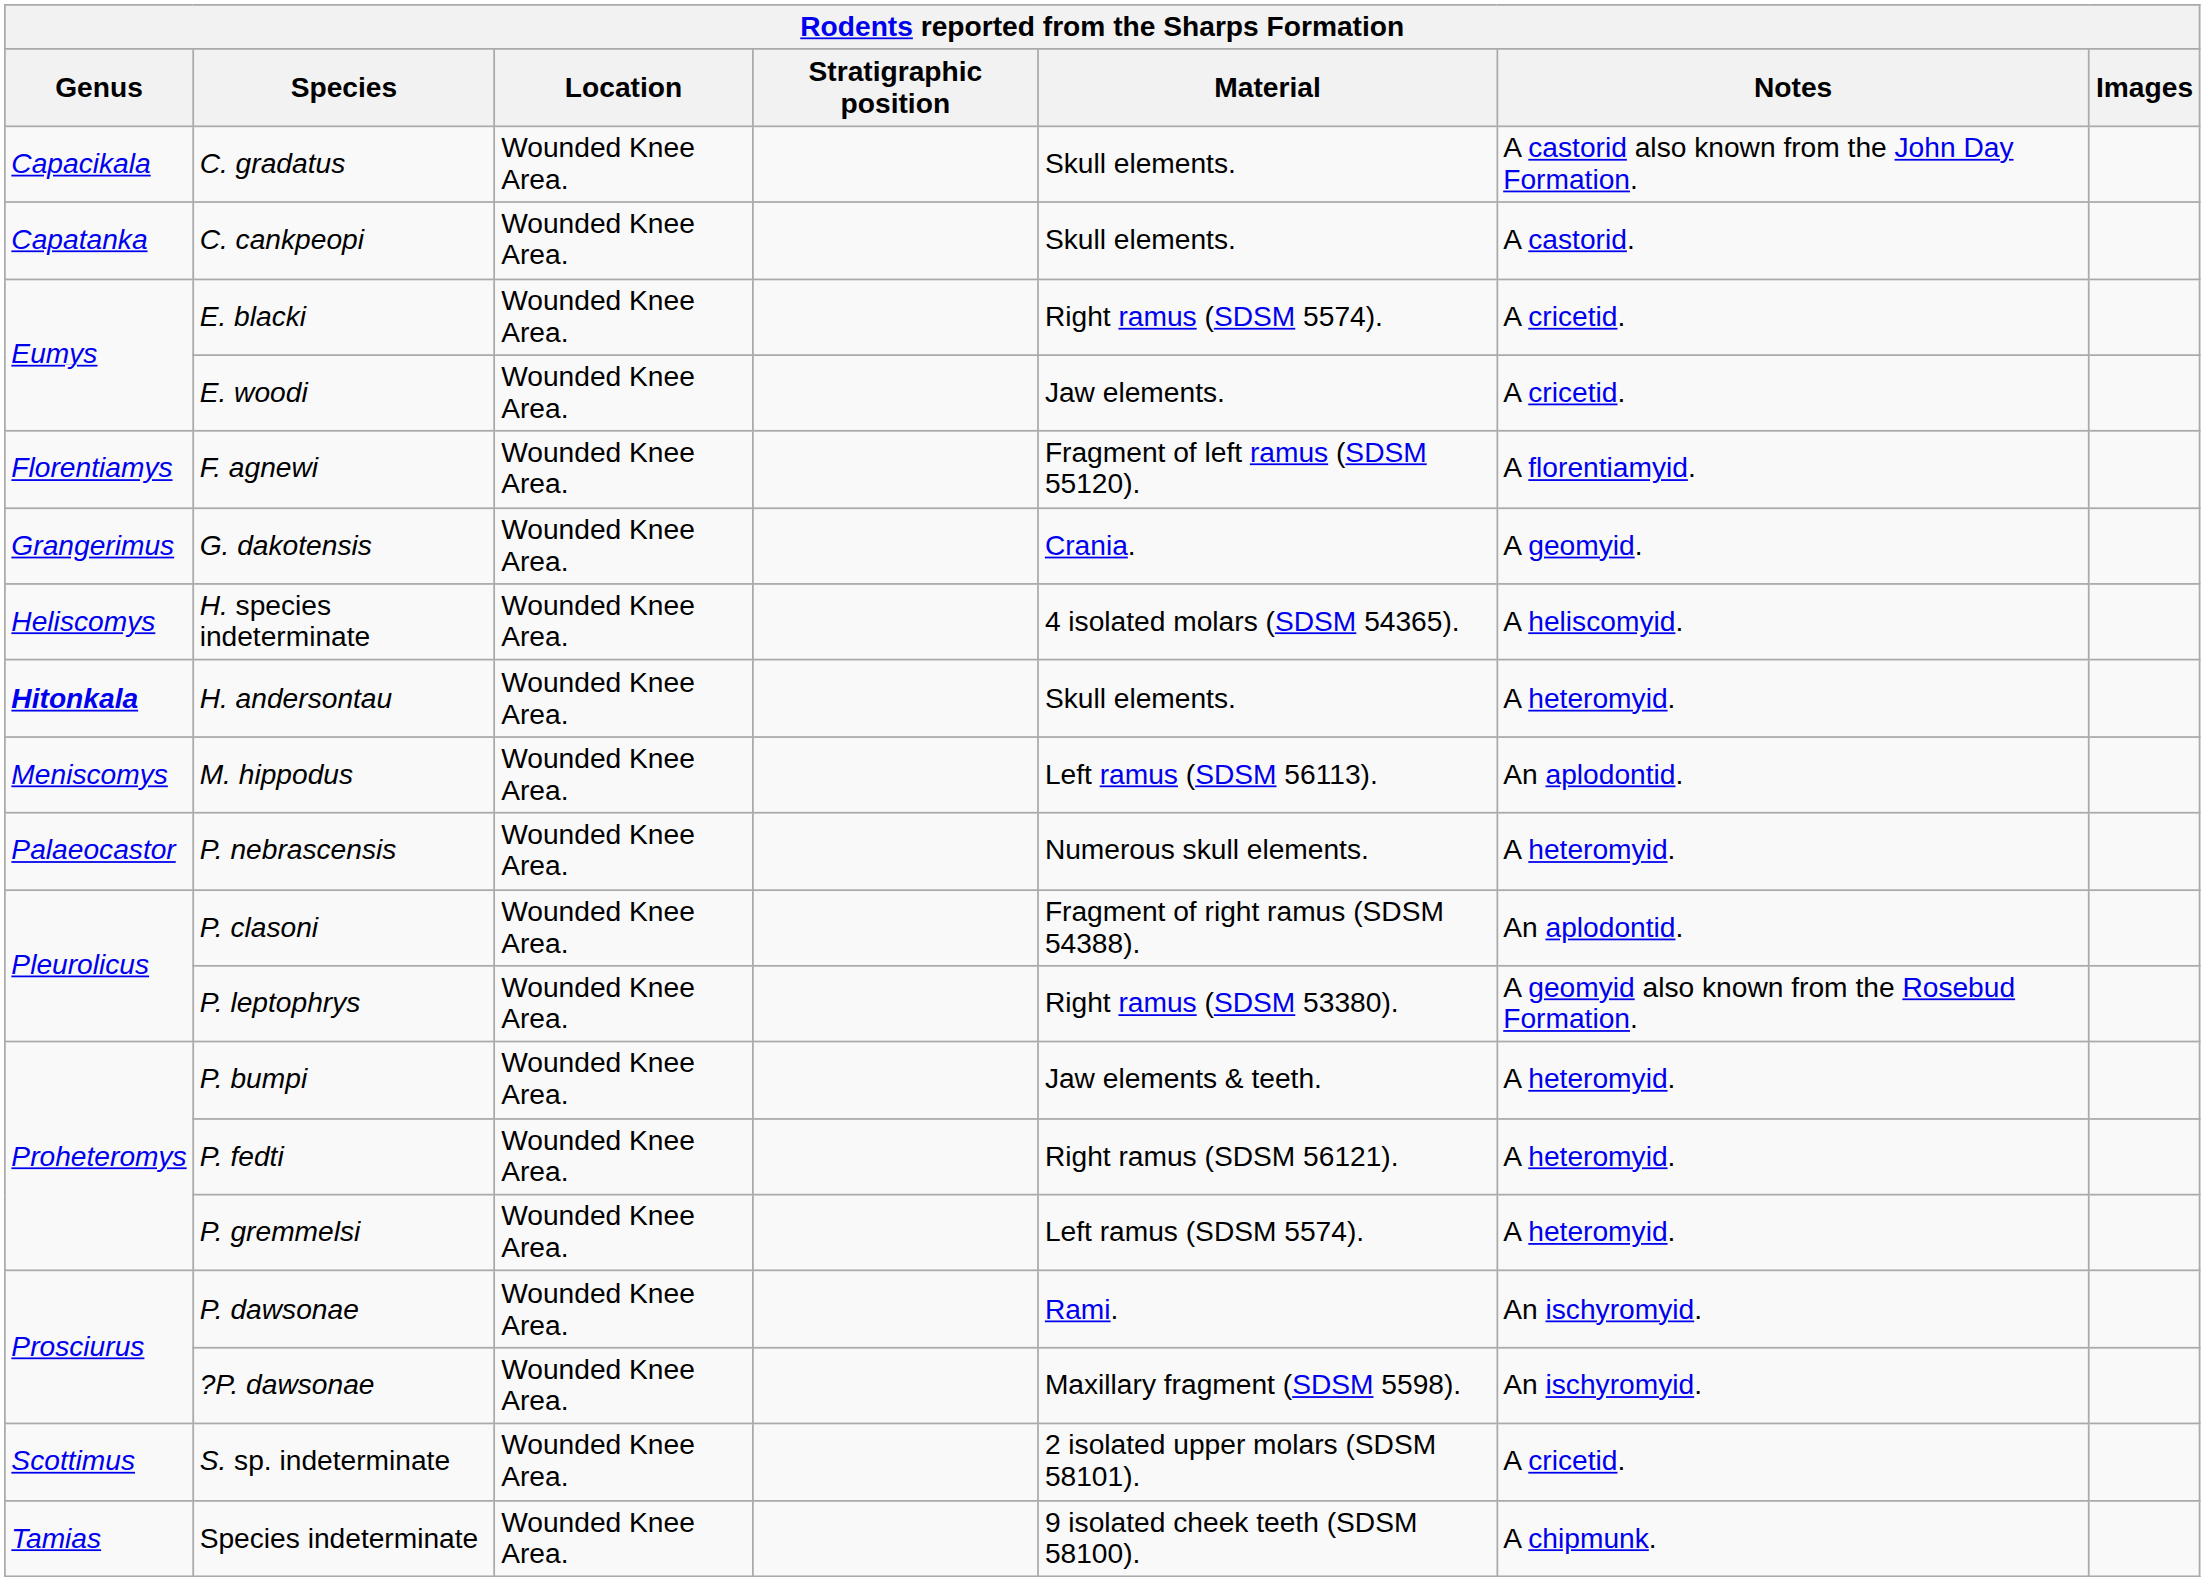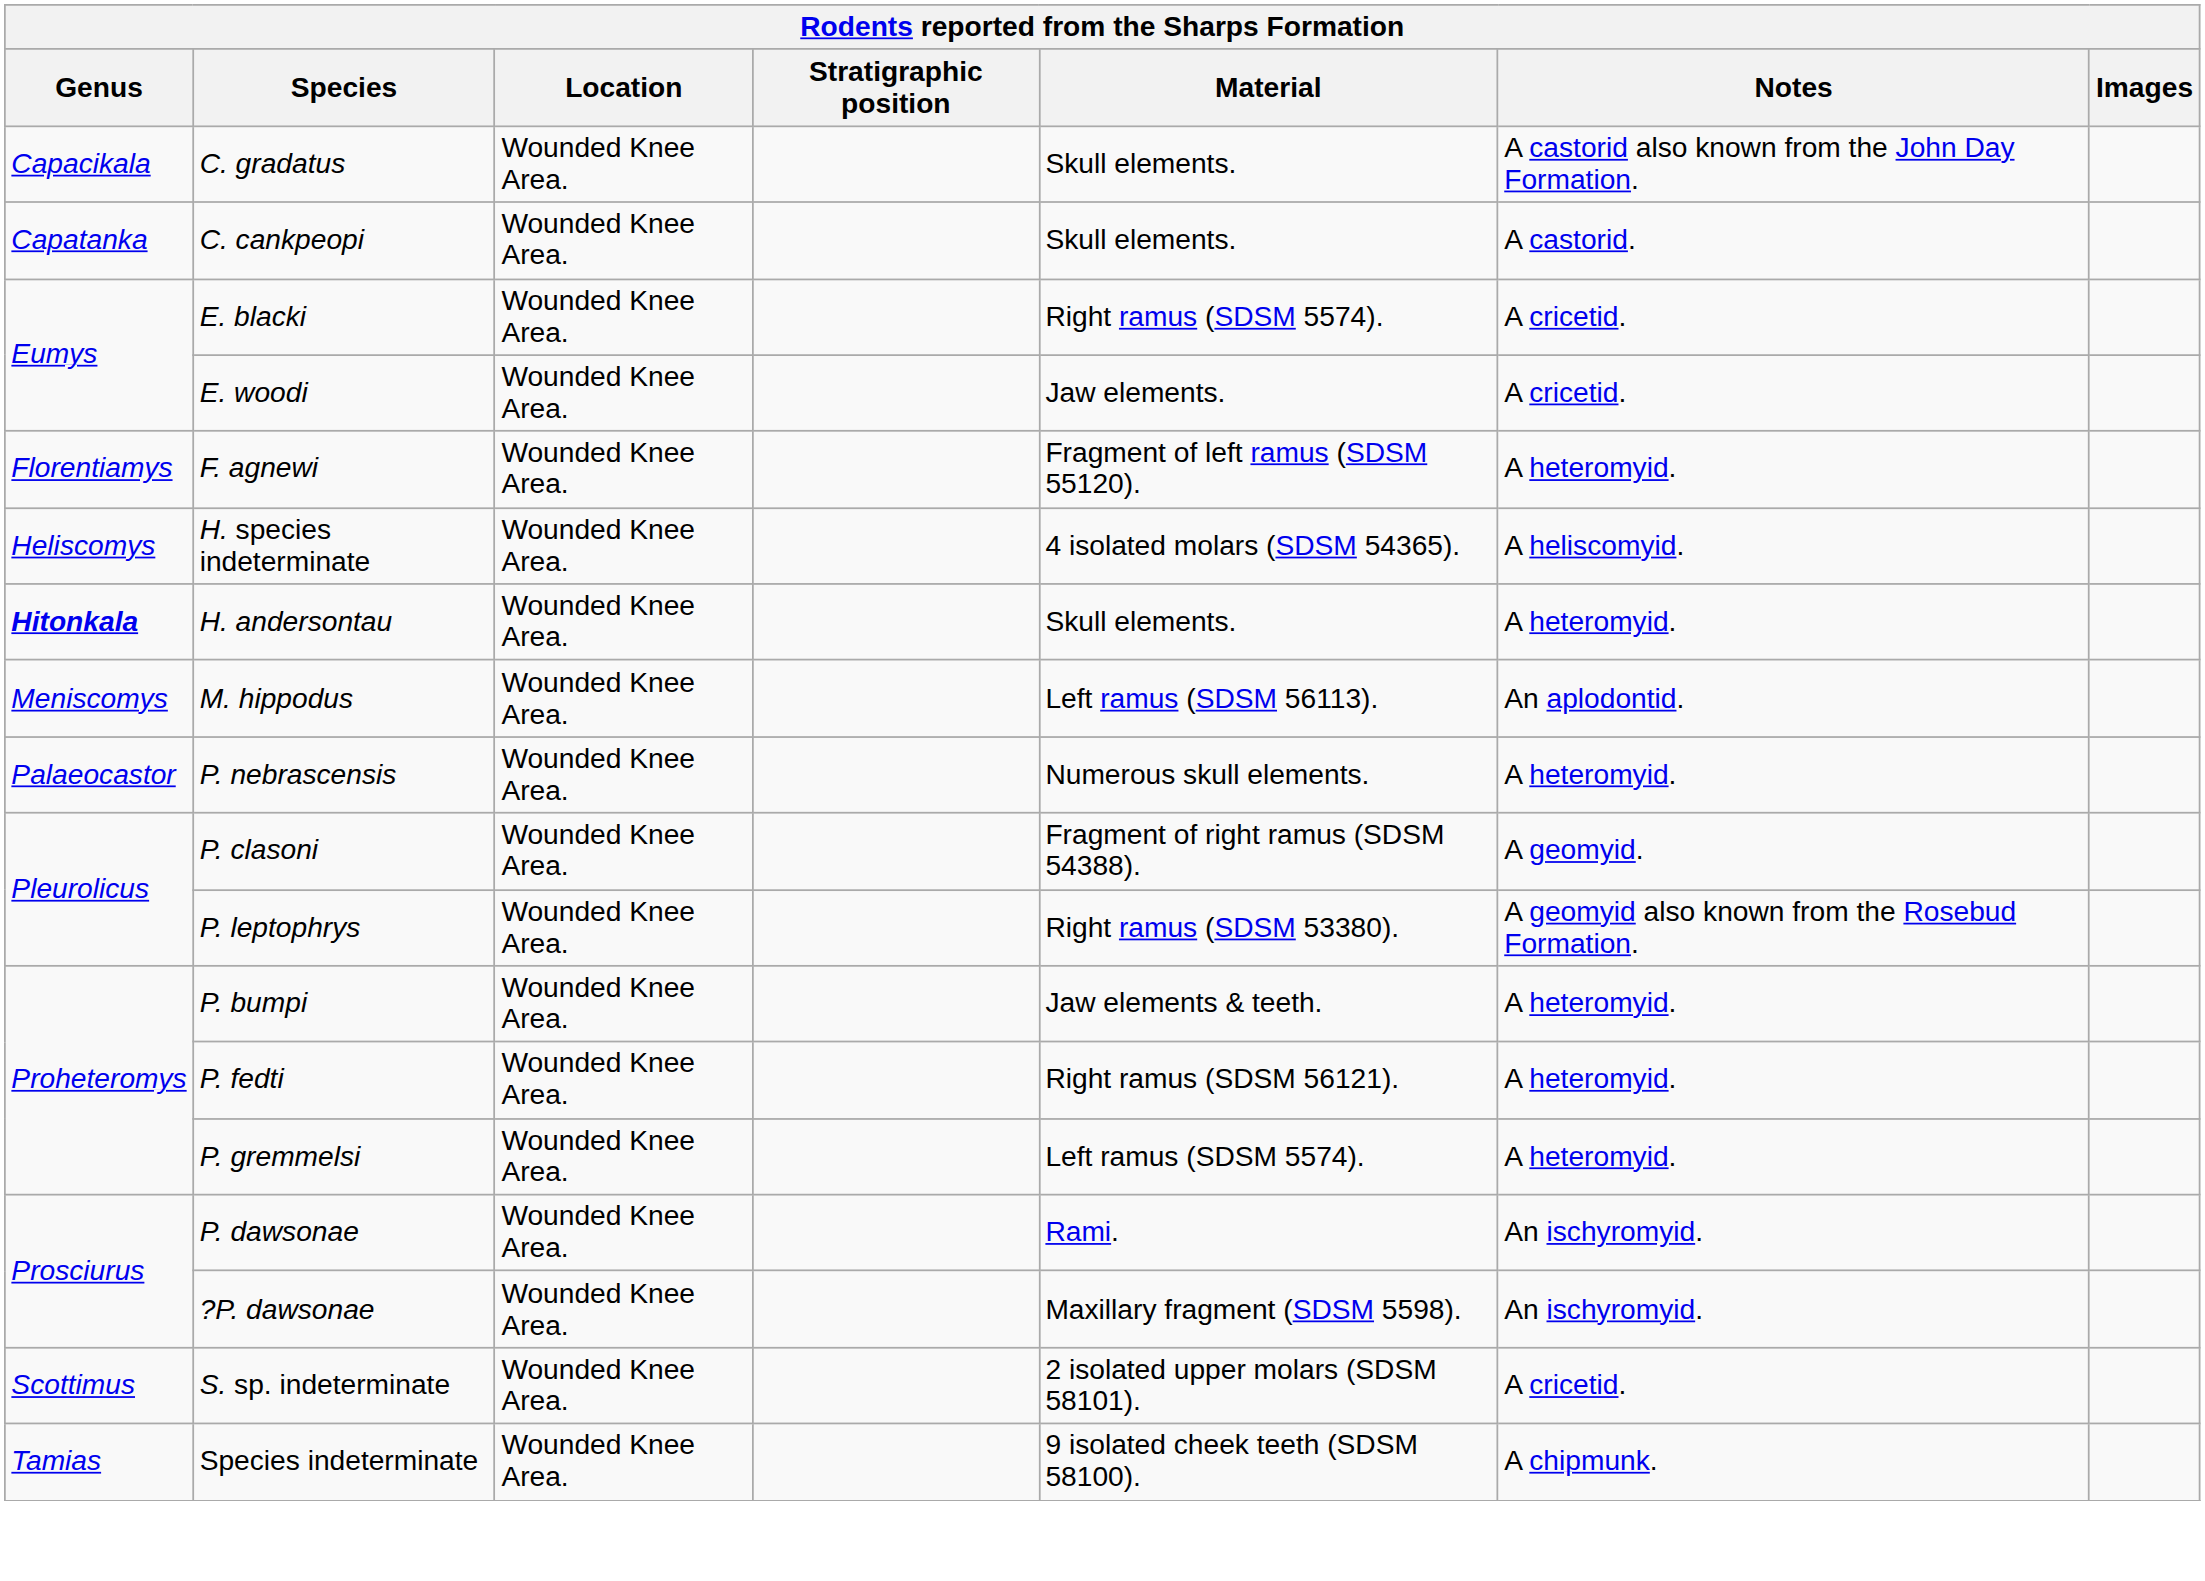(1599, 469) A florentiamyid. -> (1590, 469) A heteromyid.
- row: (286, 545)
(1593, 927) An aplodontid. -> (1574, 850) A geomyid.
